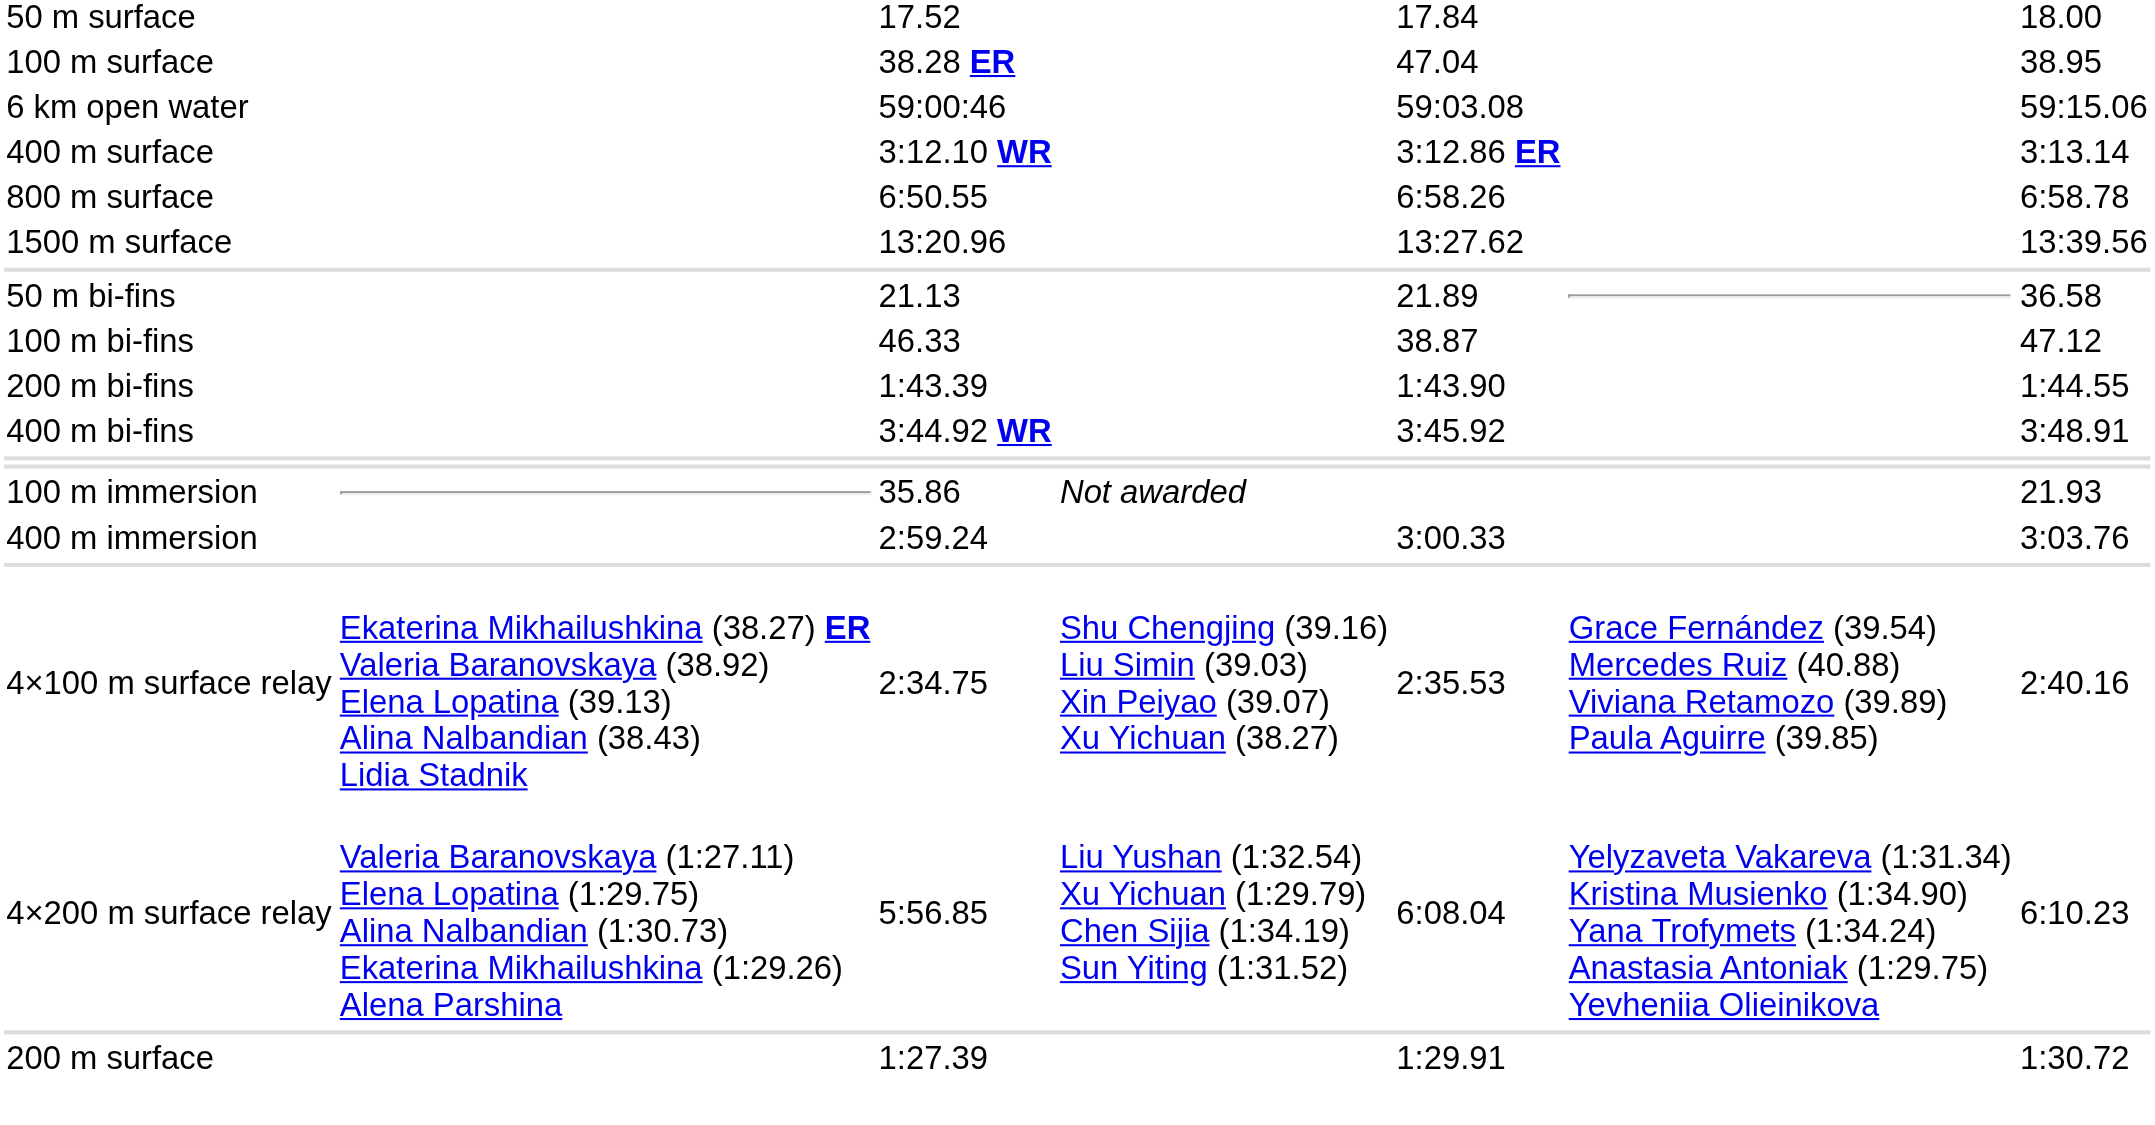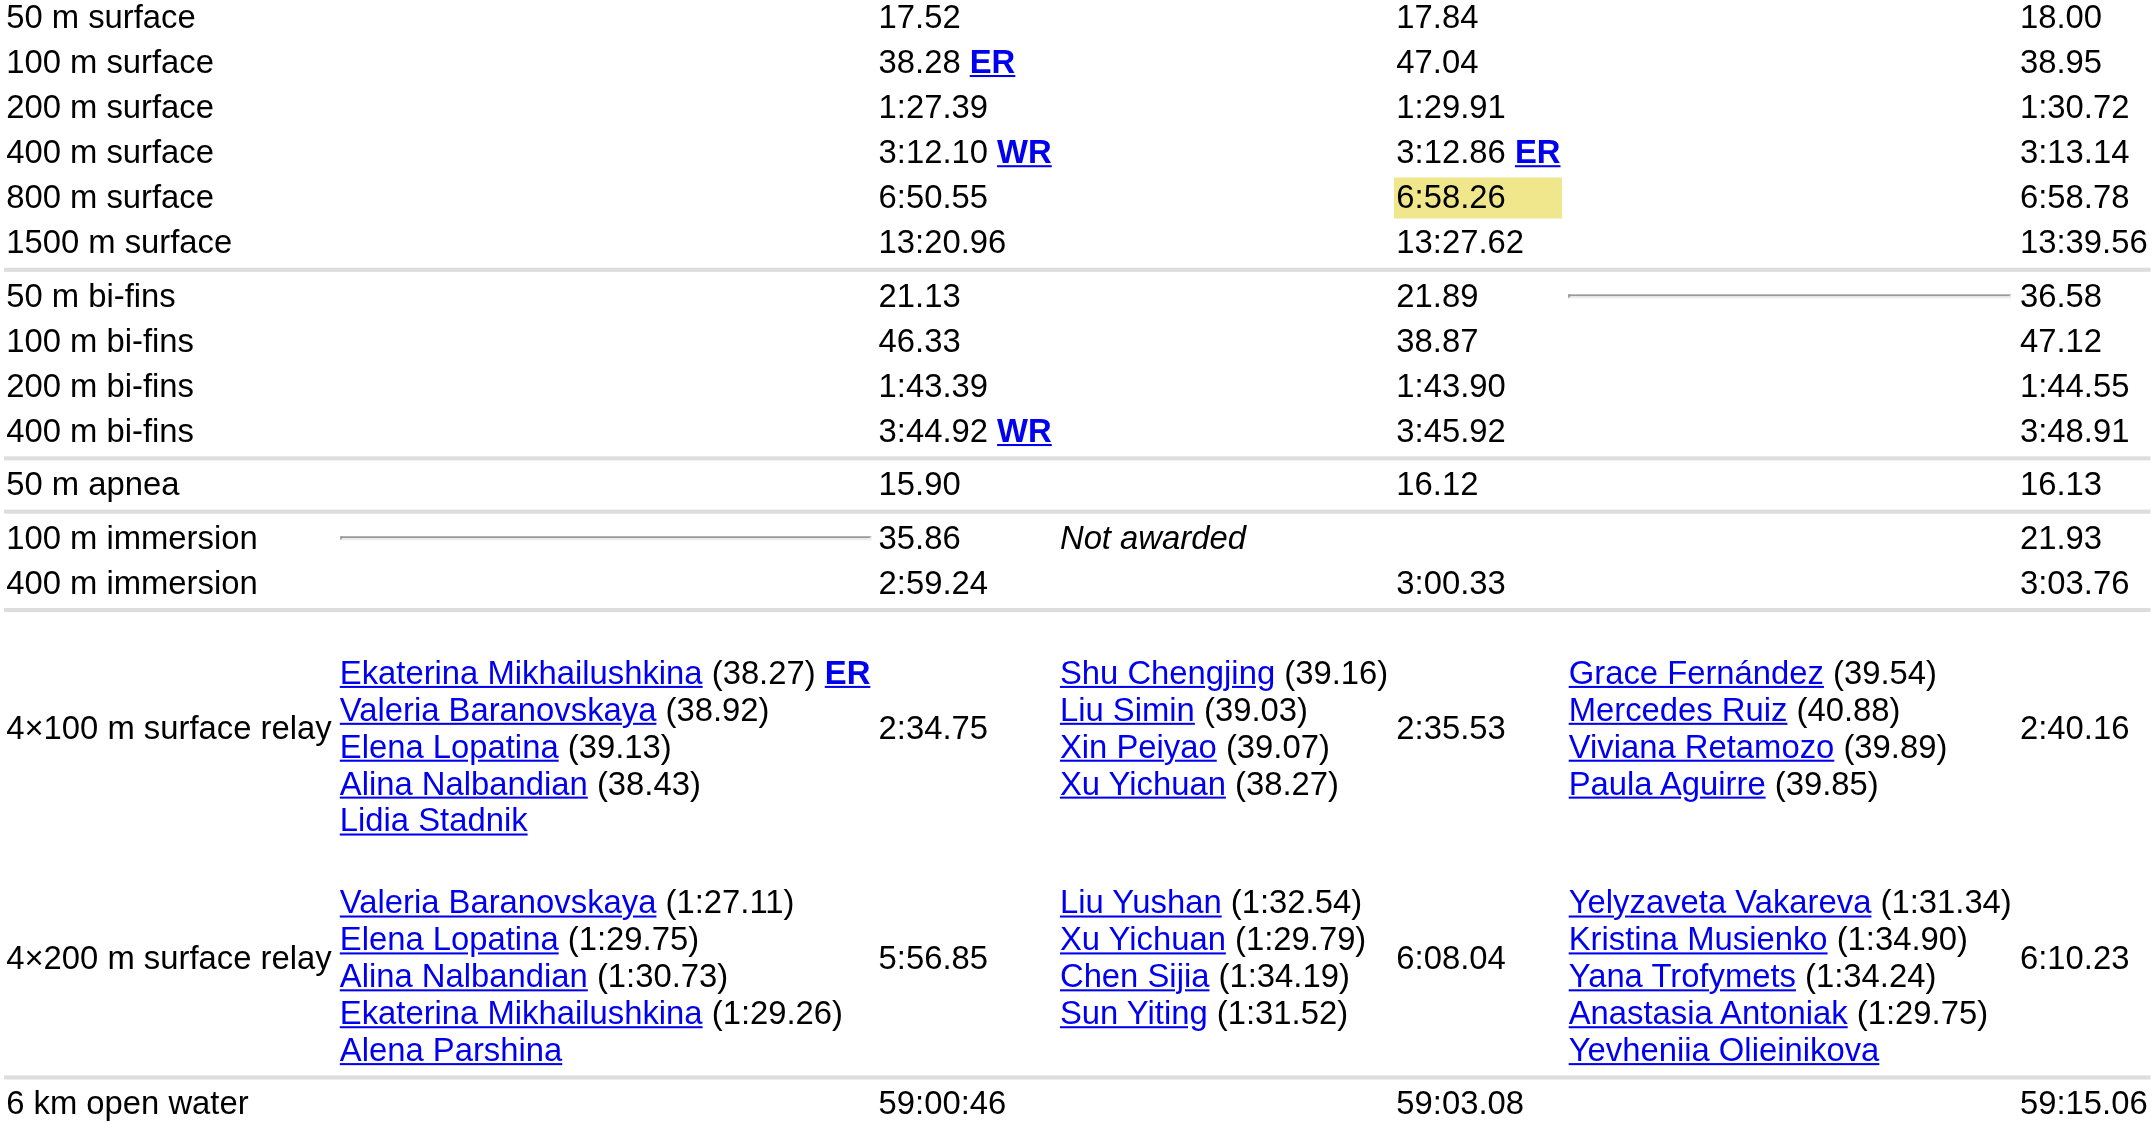rows swapped: (110, 1058) <-> (127, 107)
(1451, 197) no background -> (1451, 197) khaki background
+ row: (93, 484)
